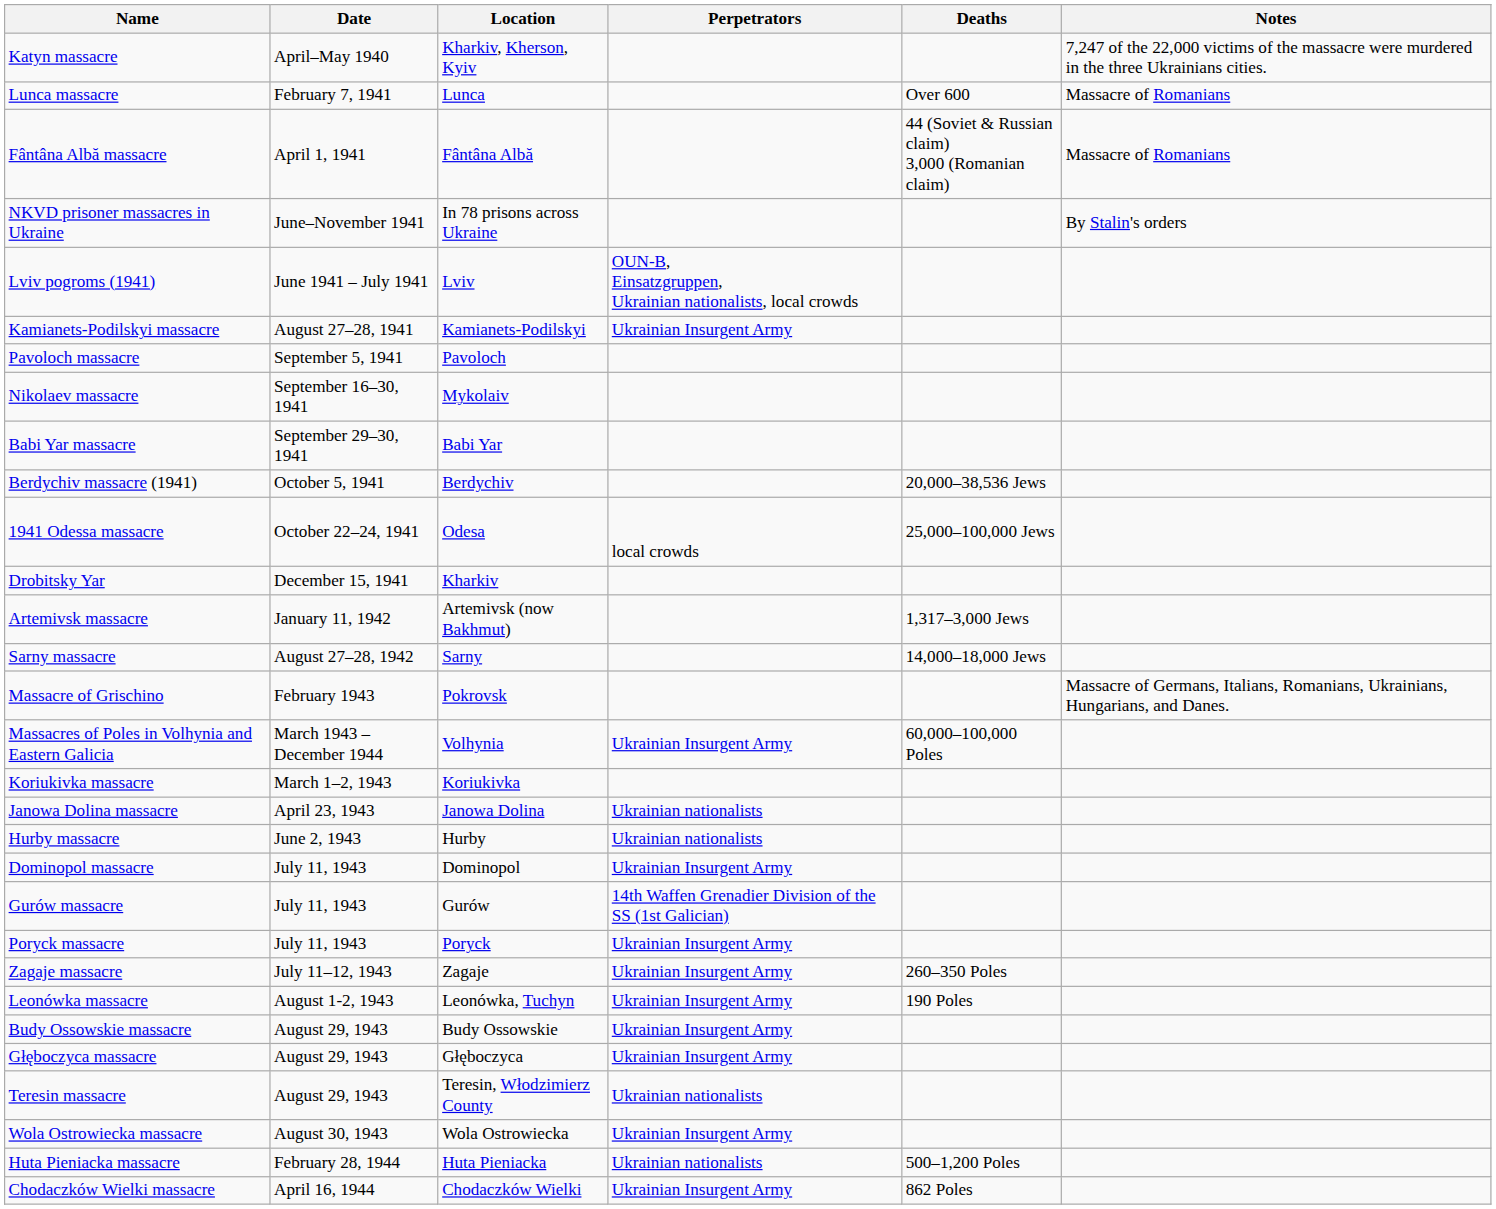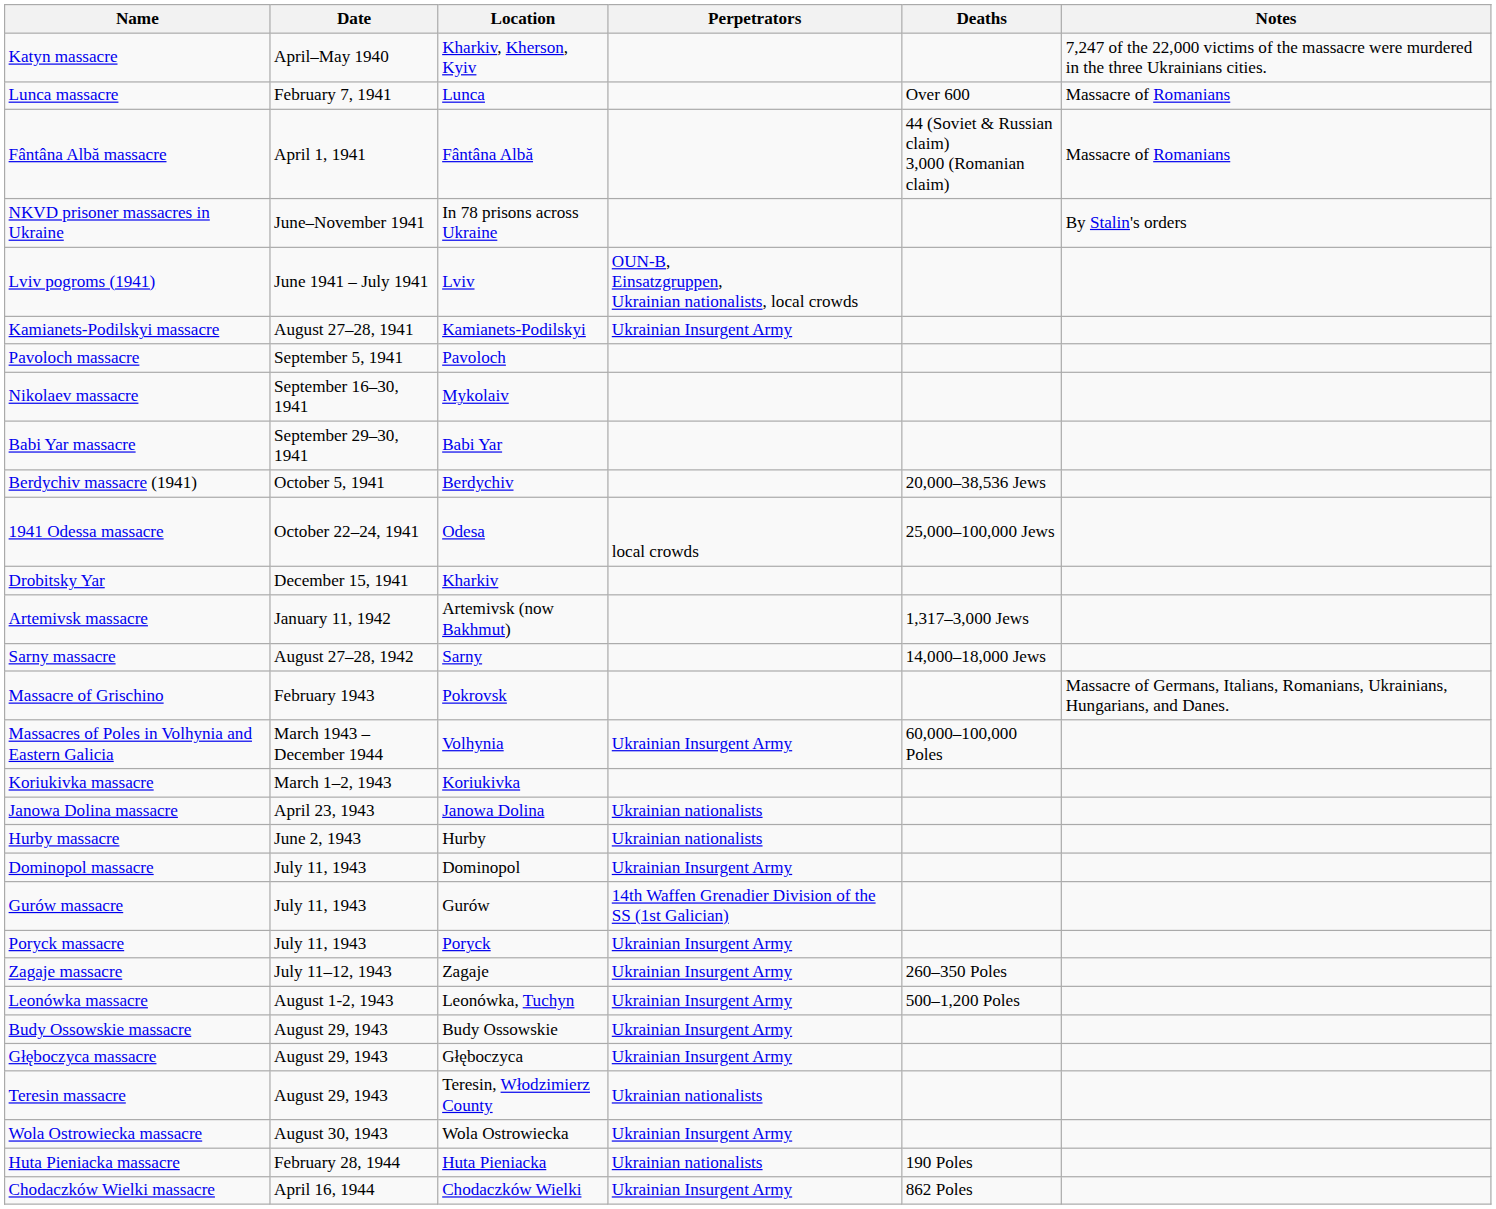(939, 1000) 190 Poles -> (963, 1000) 500–1,200 Poles
(963, 1162) 500–1,200 Poles -> (939, 1162) 190 Poles
